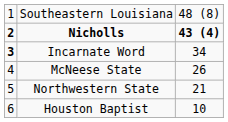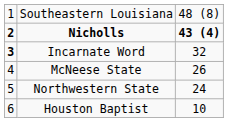(199, 52) 34 -> (199, 52) 32
(199, 89) 21 -> (199, 89) 24
